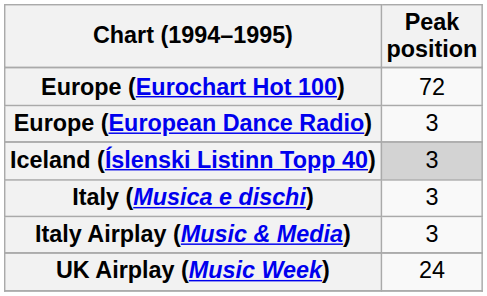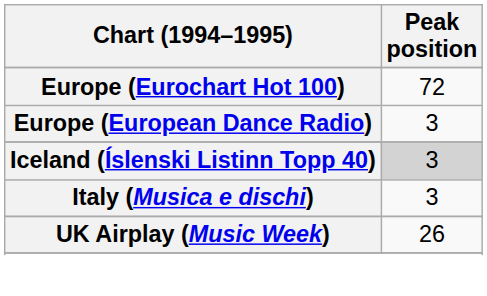- row: (193, 234)
(432, 271) 24 -> (432, 234) 26
